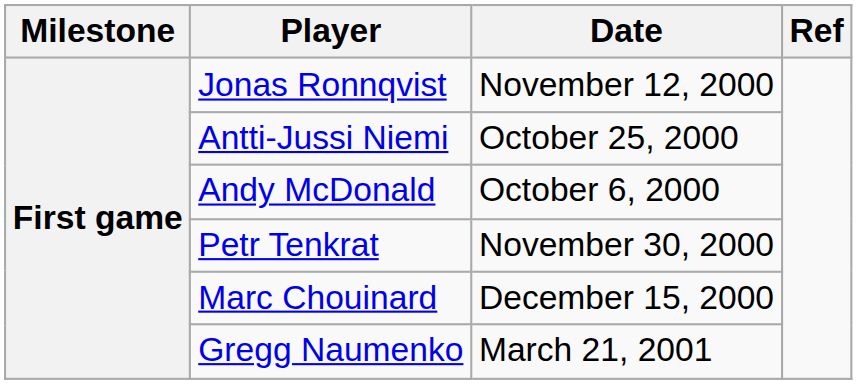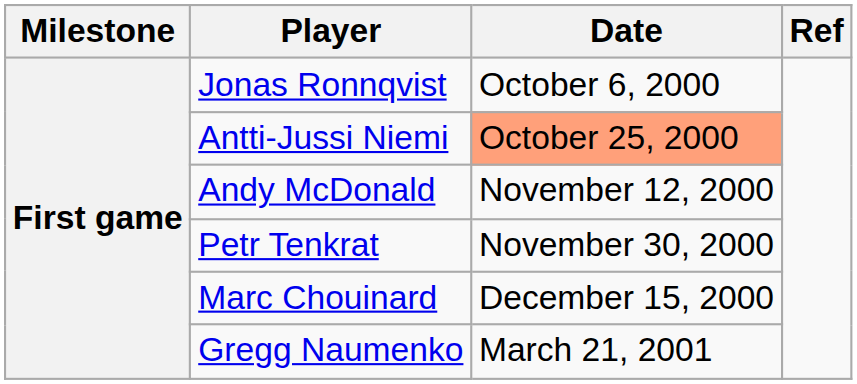(626, 84) November 12, 2000 -> (599, 84) October 6, 2000
(609, 137) no background -> (609, 137) lightsalmon background
(599, 191) October 6, 2000 -> (626, 191) November 12, 2000
